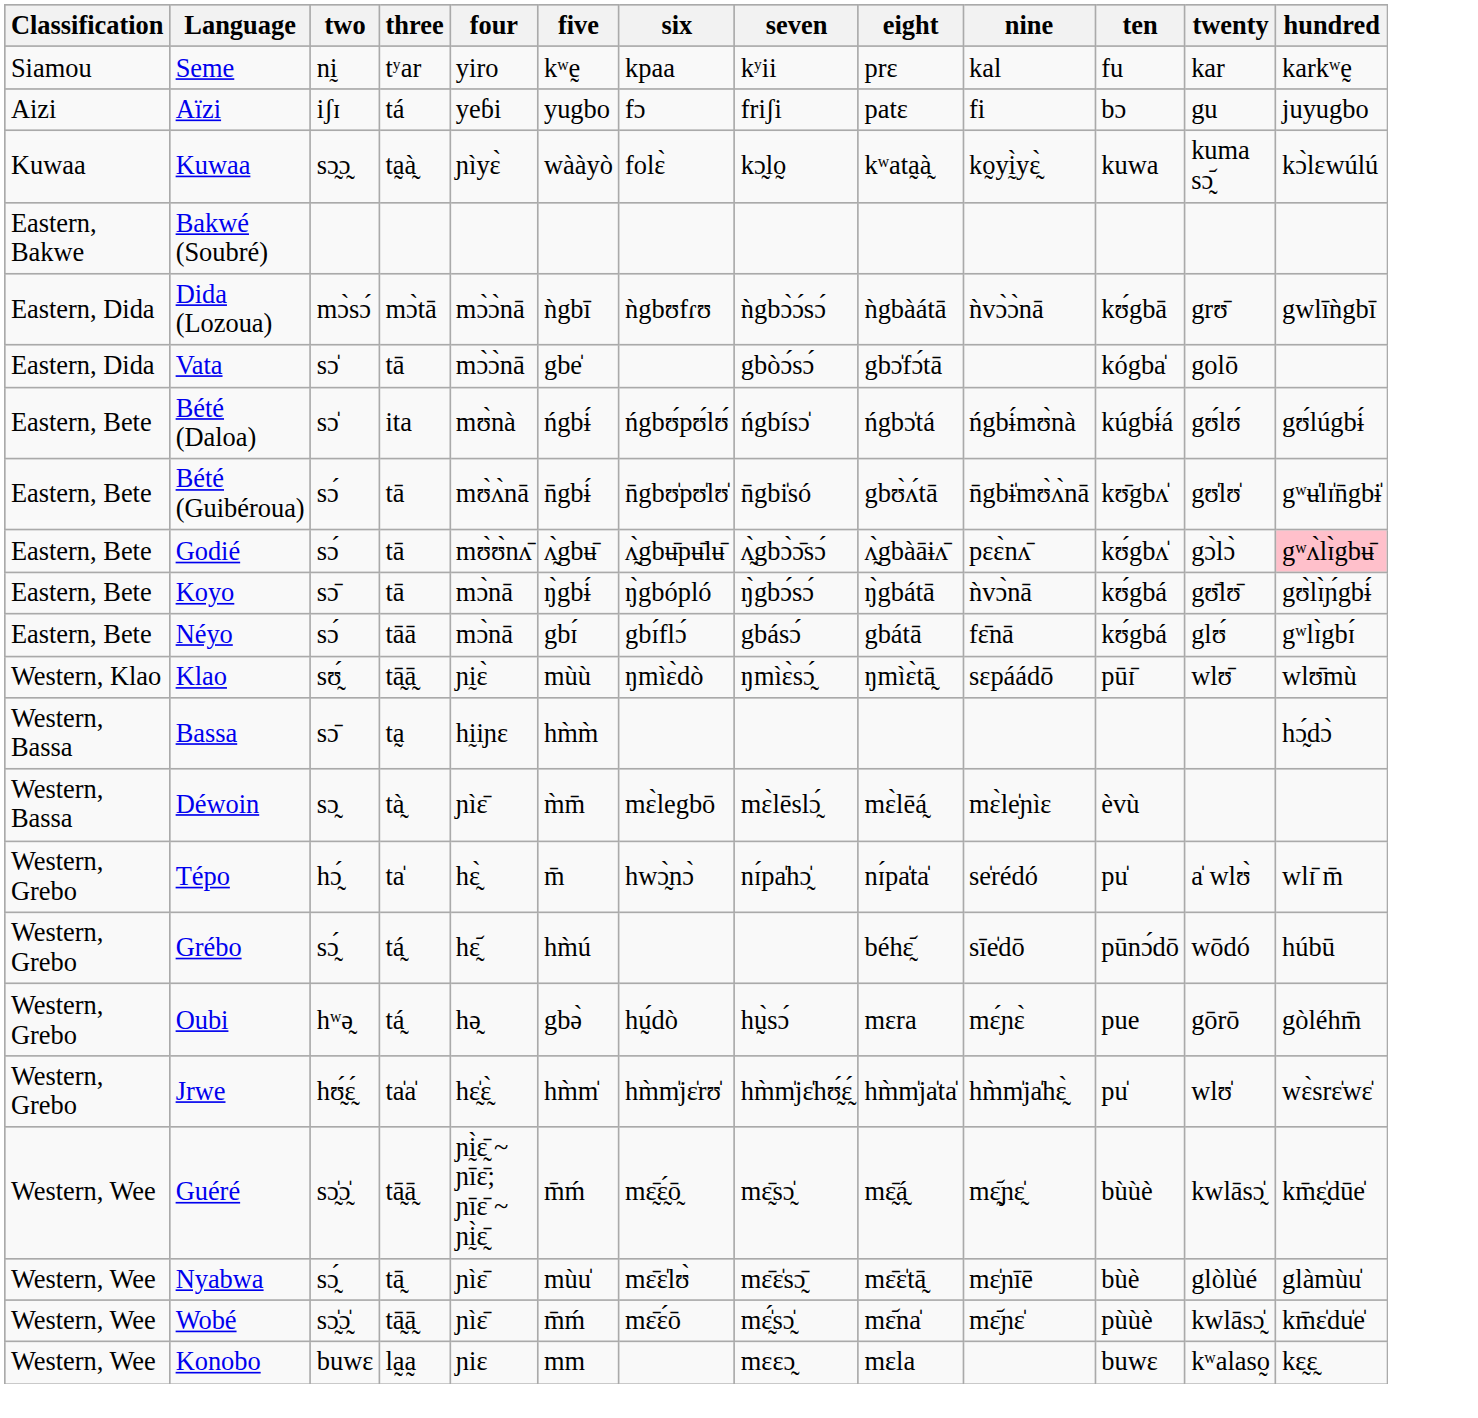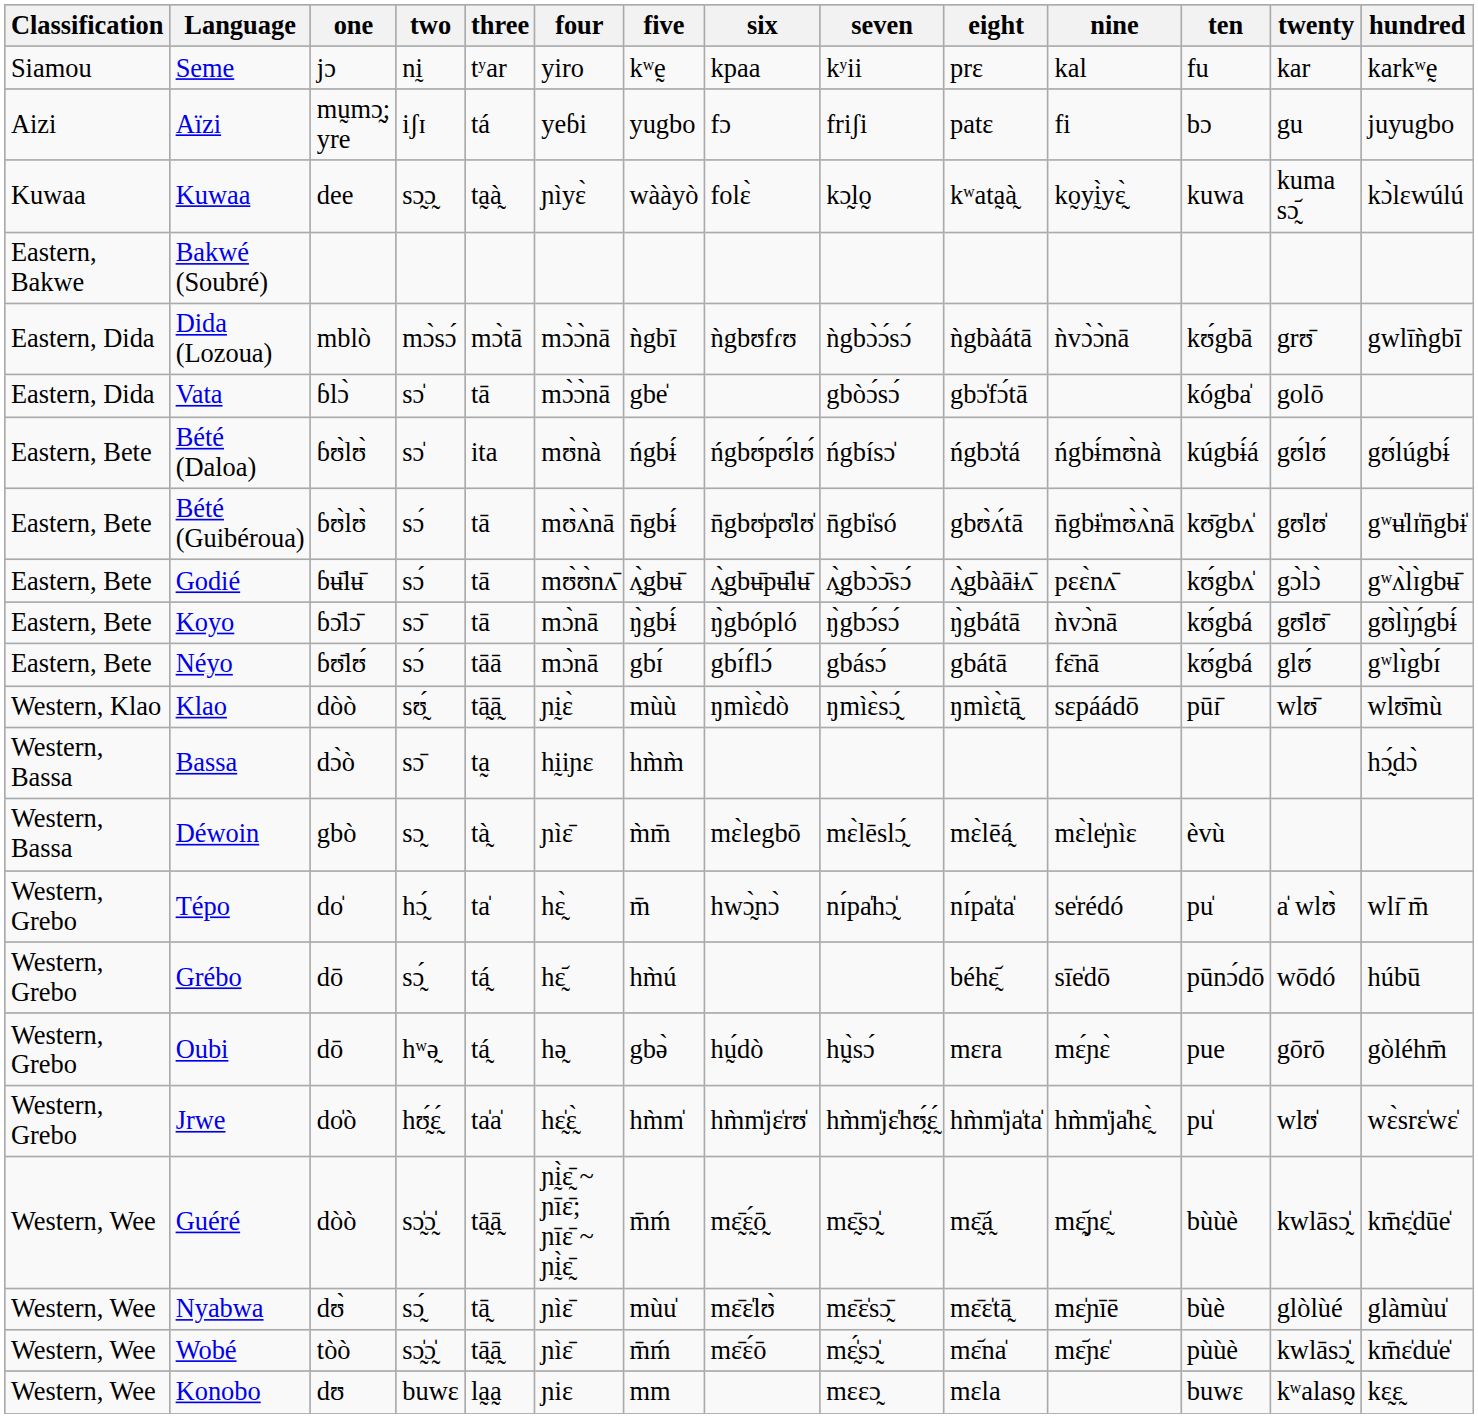+ column: (353, 25)
(1328, 550) pink background -> (1414, 580) no background
